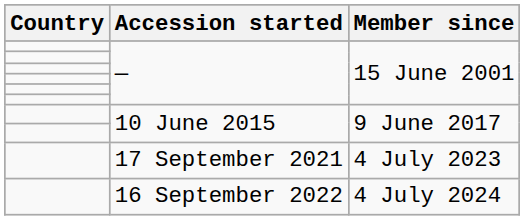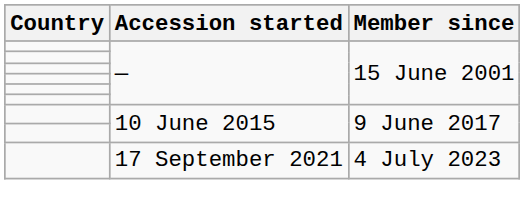- row: (229, 196)
